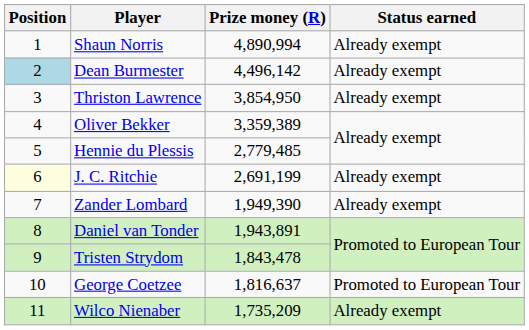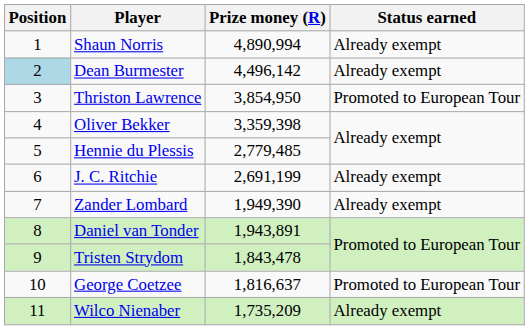(387, 97) Already exempt -> (427, 97) Promoted to European Tour
(267, 124) 3,359,389 -> (267, 124) 3,359,398
(37, 177) lightyellow background -> (37, 177) no background
